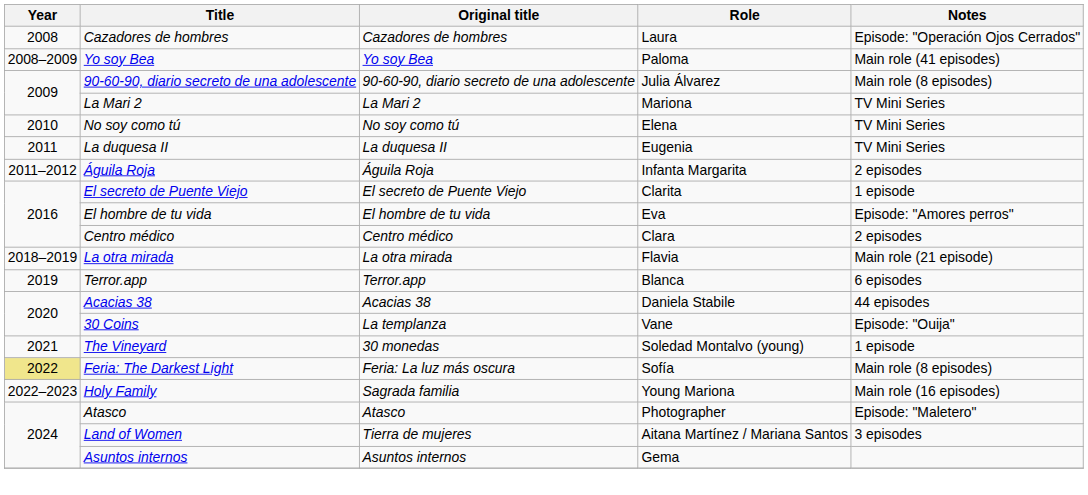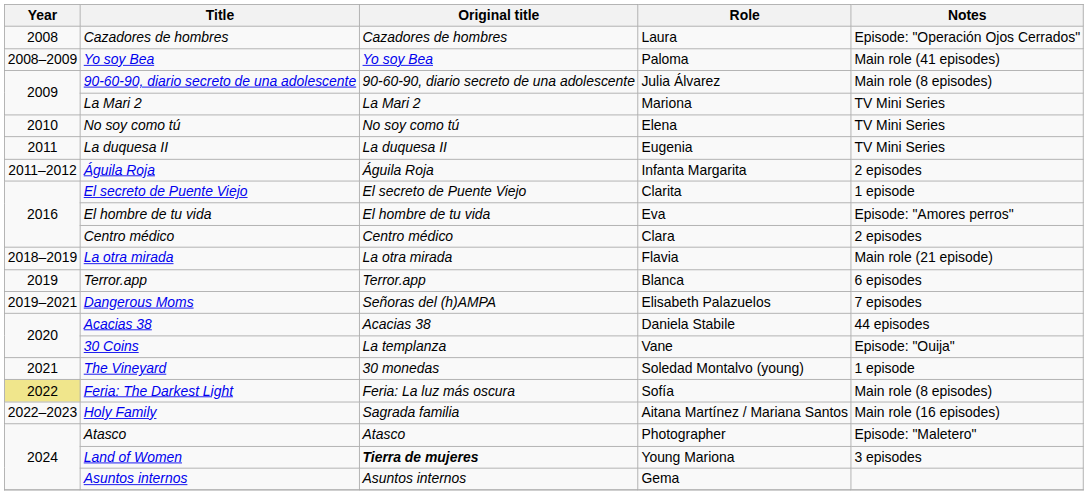+ row: (139, 302)
(688, 390) Young Mariona -> (745, 412) Aitana Martínez / Mariana Santos
(417, 434) normal -> (420, 457) bold
(745, 434) Aitana Martínez / Mariana Santos -> (688, 457) Young Mariona
